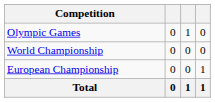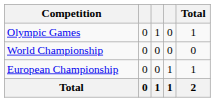+ column: (193, 14)
